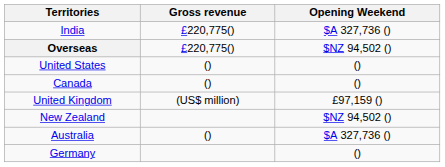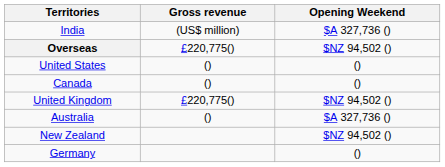(208, 30) £220,775() -> (208, 30) (US$ million)
(208, 100) (US$ million) -> (208, 100) £220,775()
(357, 100) £97,159 () -> (357, 100) $NZ 94,502 ()
rows swapped: (72, 135) <-> (72, 118)
